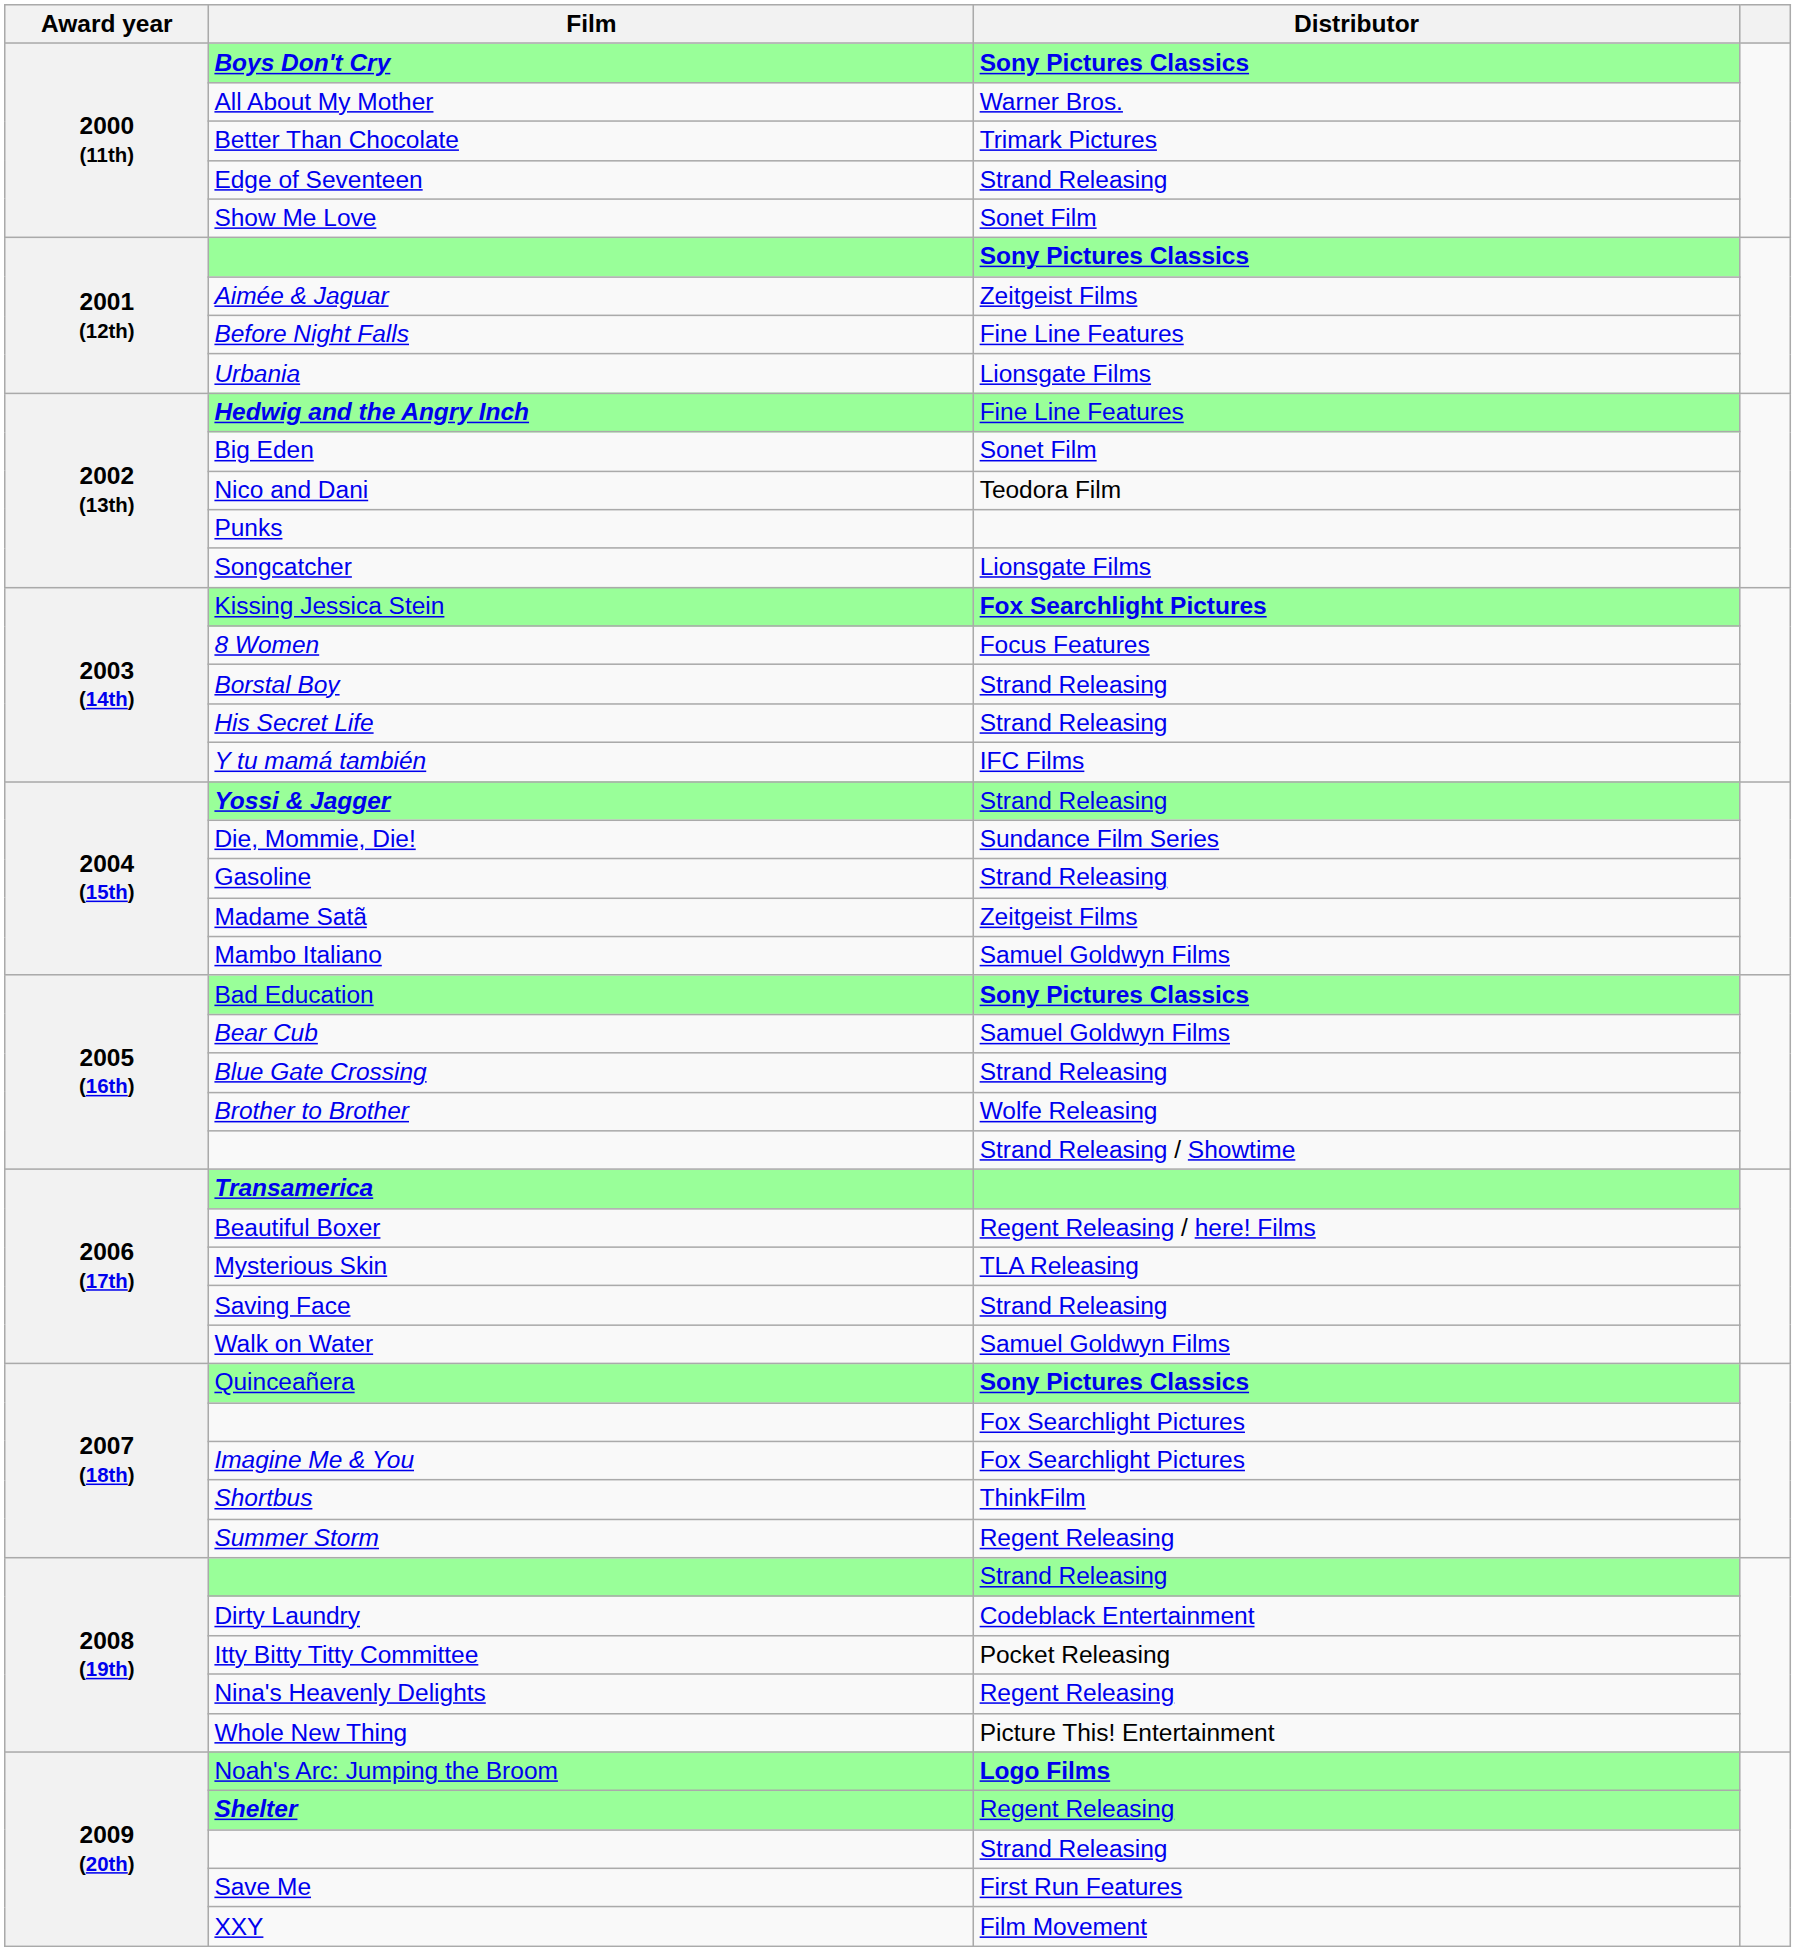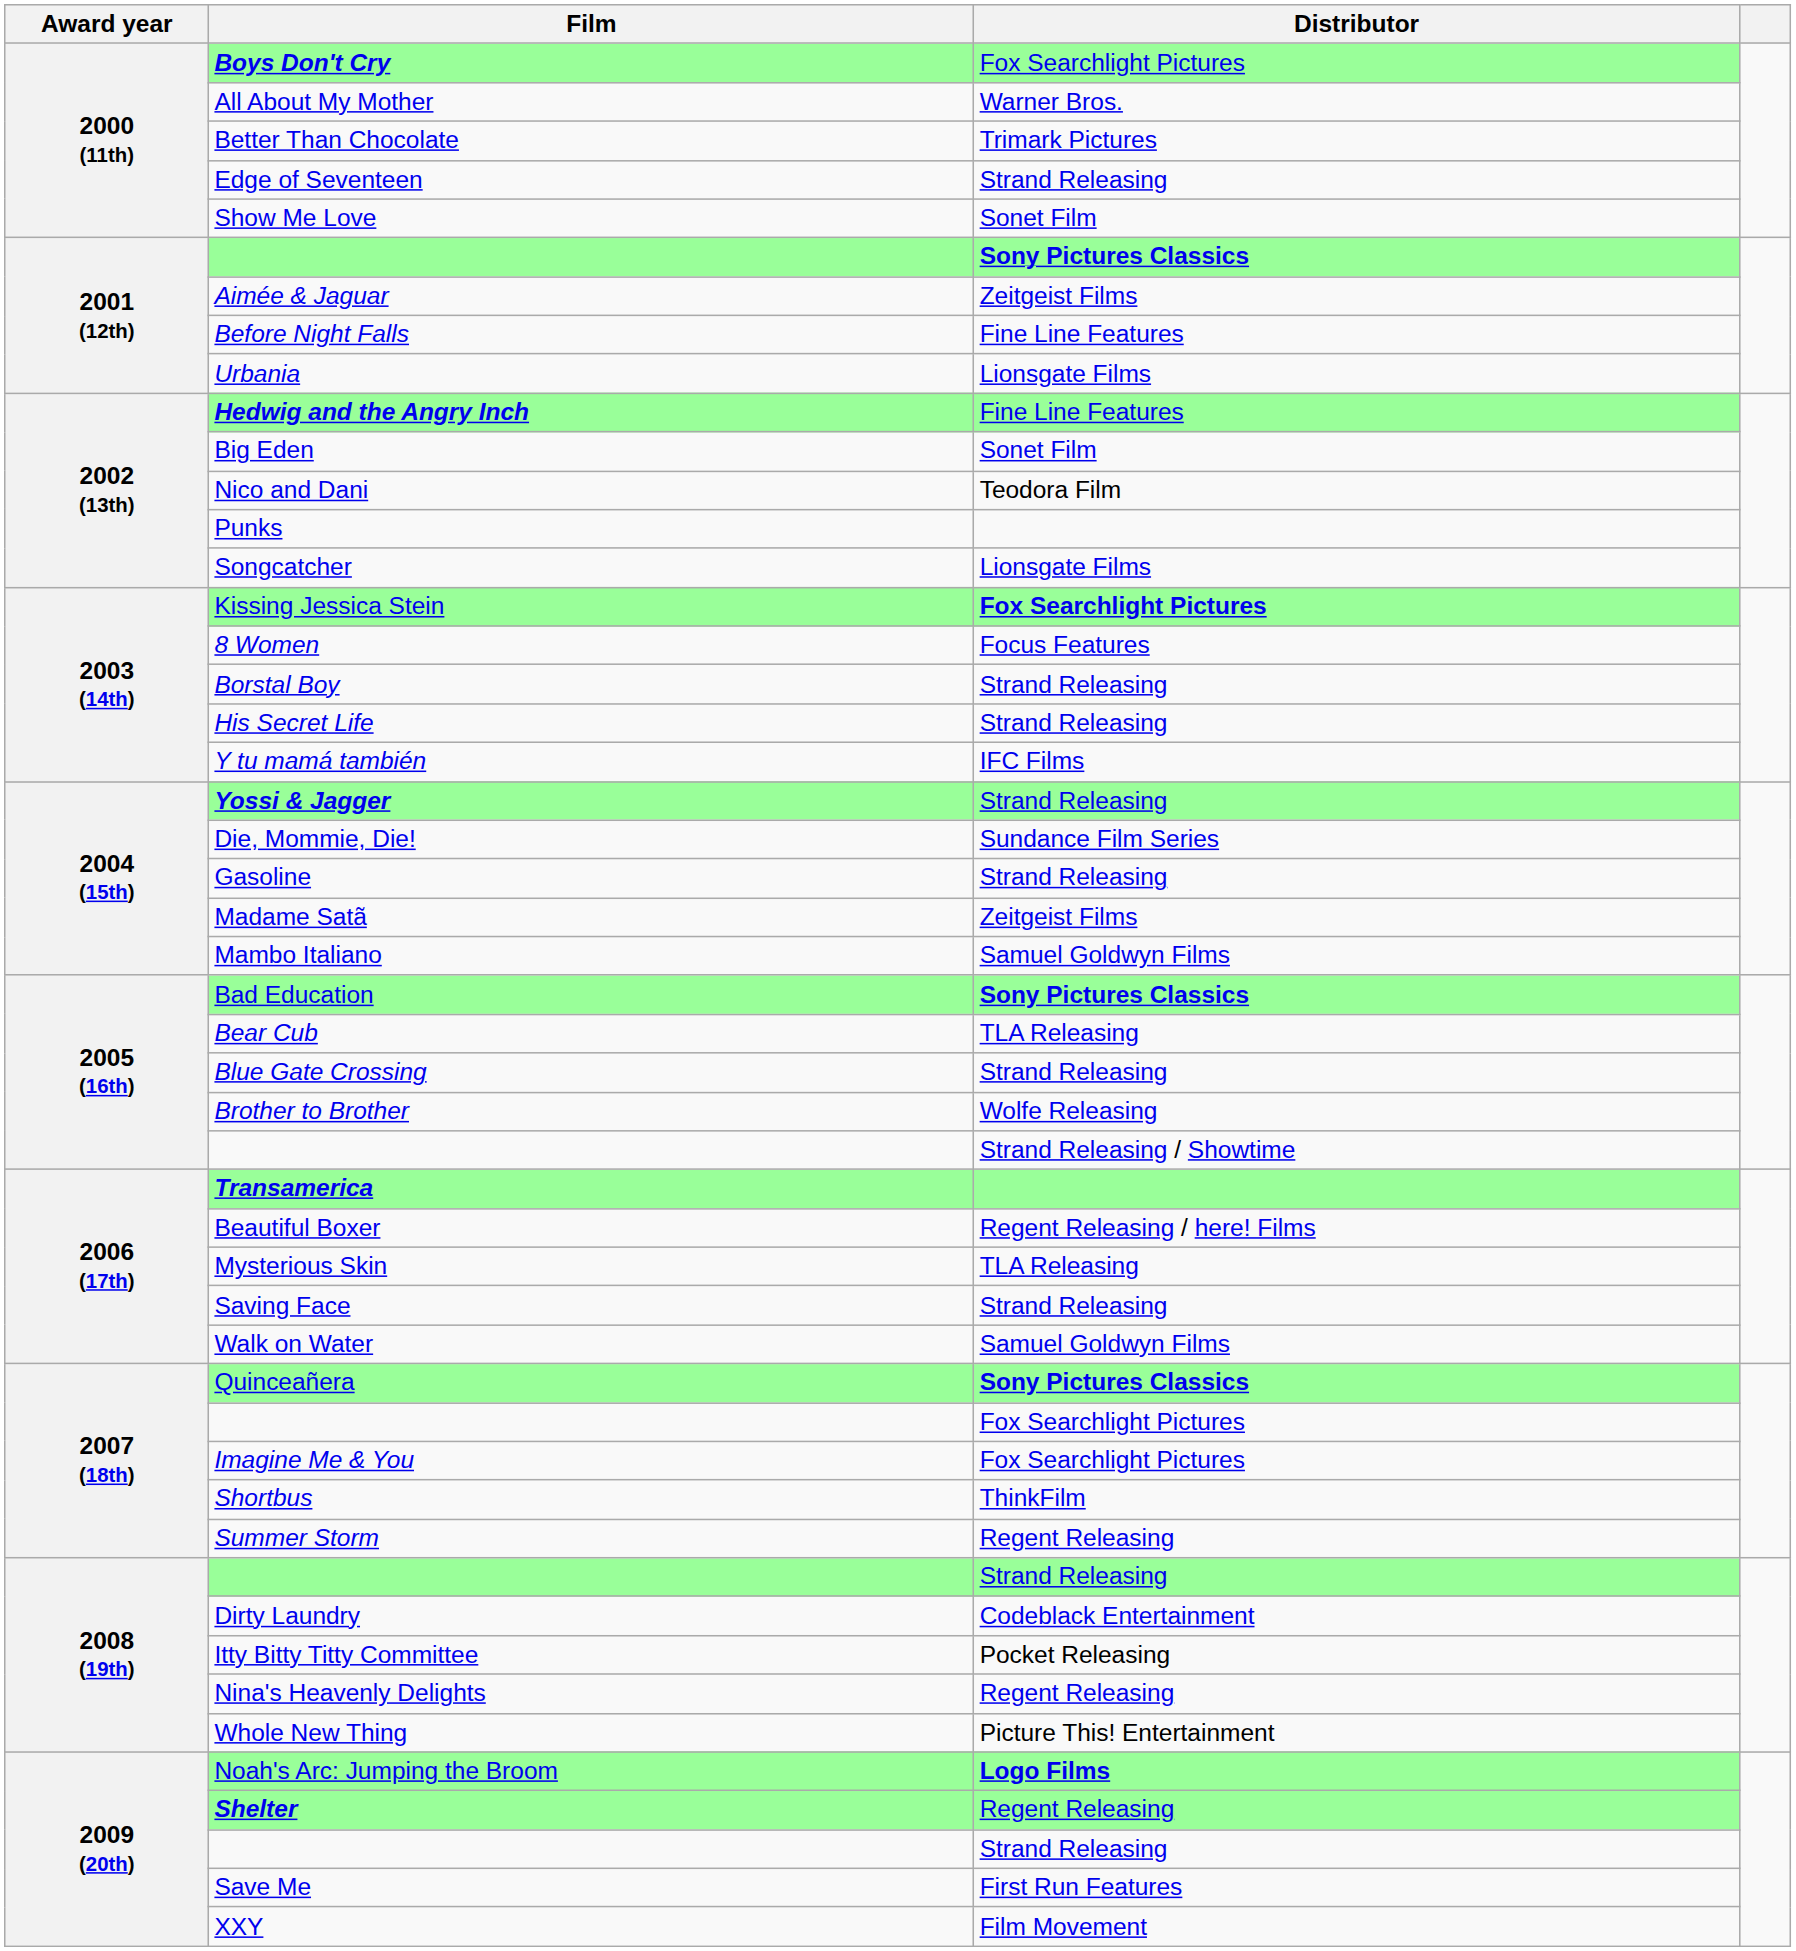(1114, 62) Sony Pictures Classics -> (1112, 62) Fox Searchlight Pictures
(1105, 1033) Samuel Goldwyn Films -> (1059, 1033) TLA Releasing
